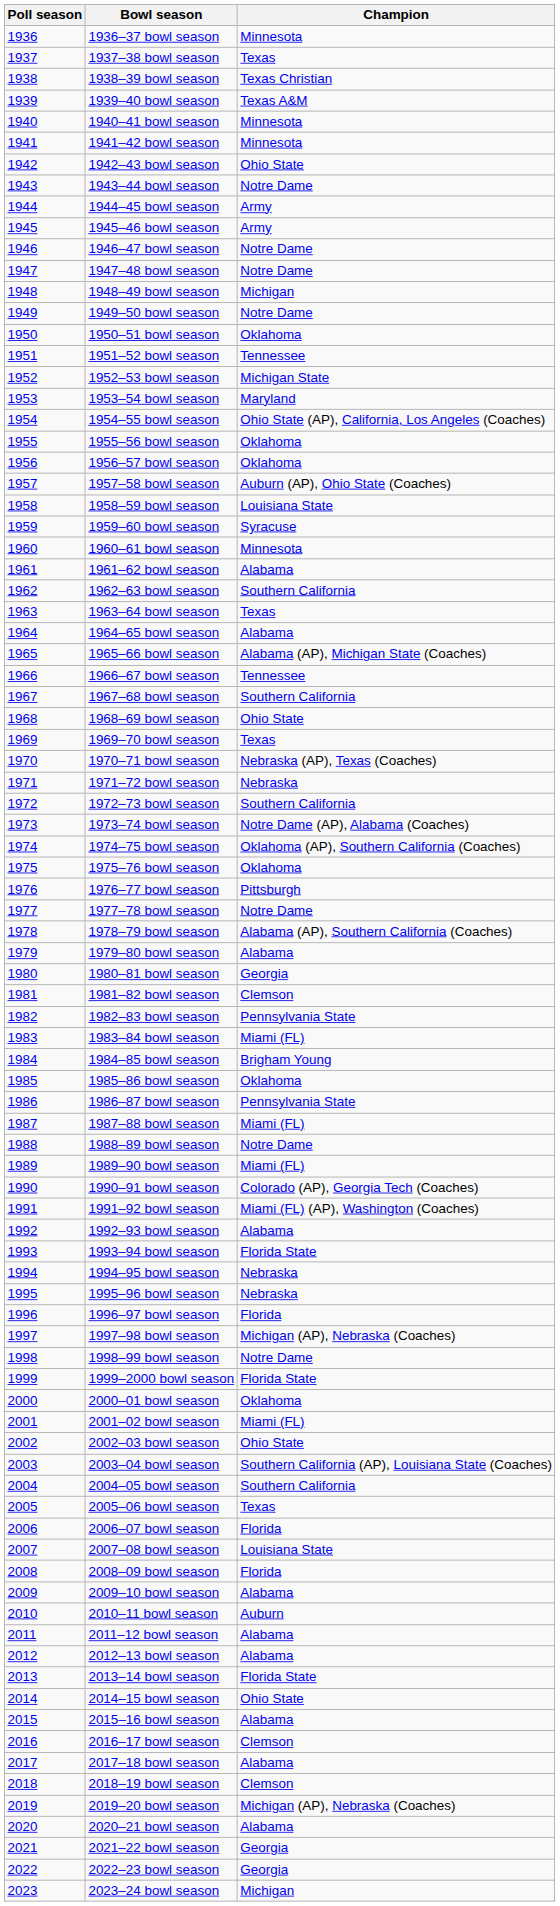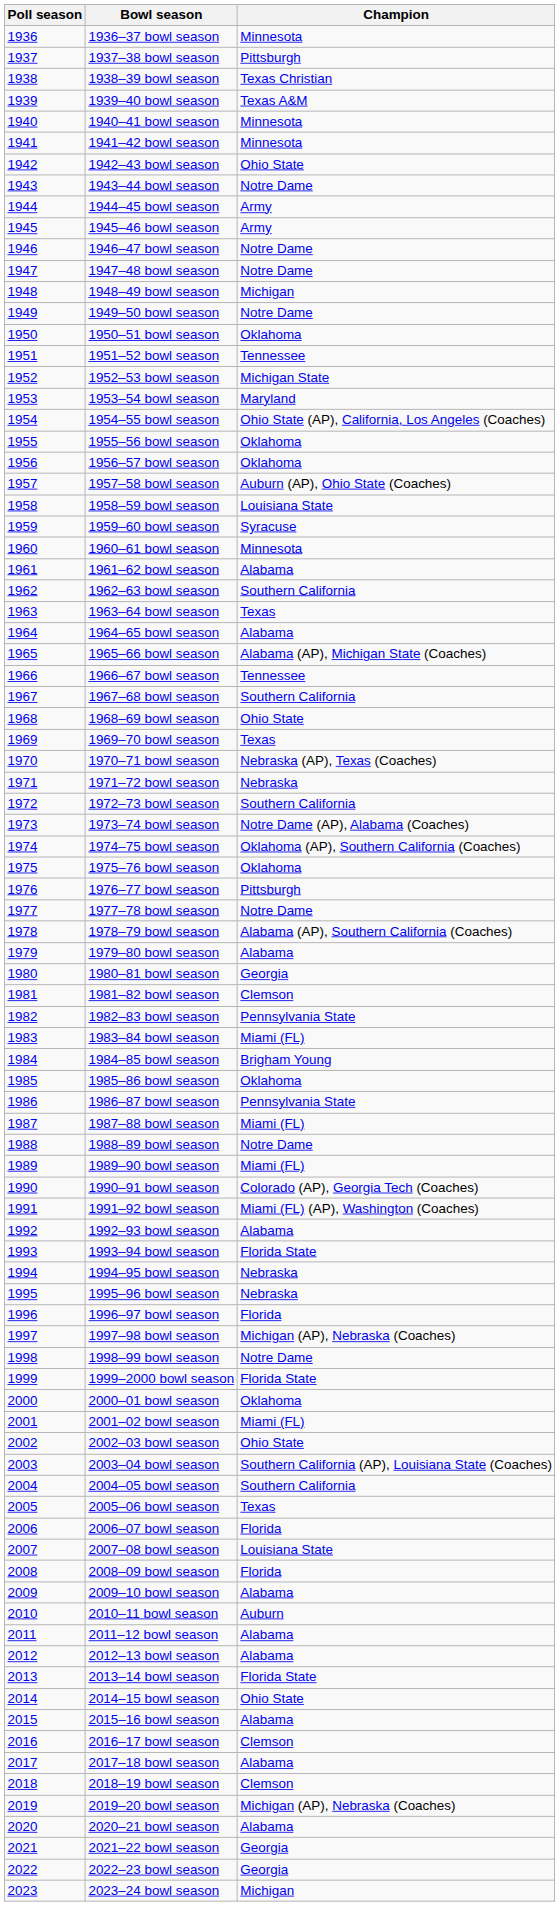(258, 57) Texas -> (271, 57) Pittsburgh
